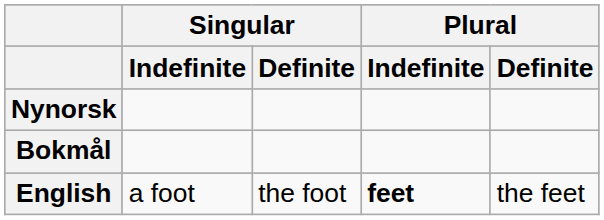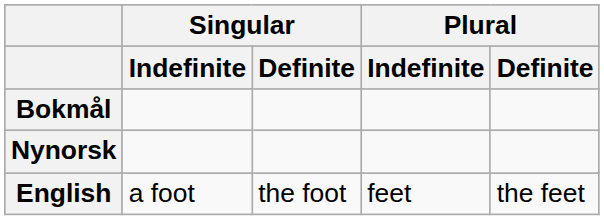rows swapped: (64, 151) <-> (64, 109)
(391, 192) bold -> (389, 192) normal
